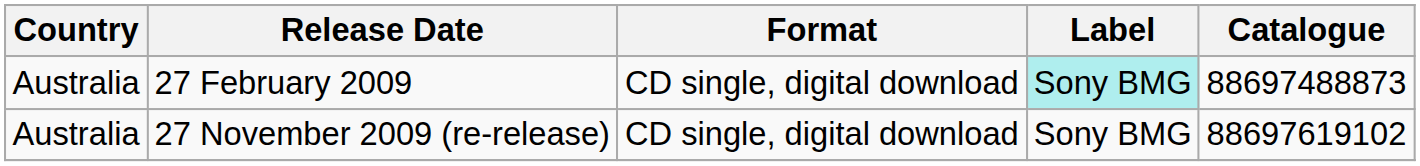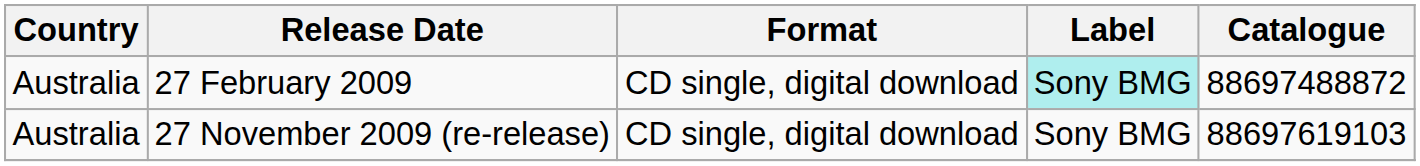(1306, 82) 88697488873 -> (1306, 82) 88697488872
(1306, 133) 88697619102 -> (1306, 133) 88697619103
